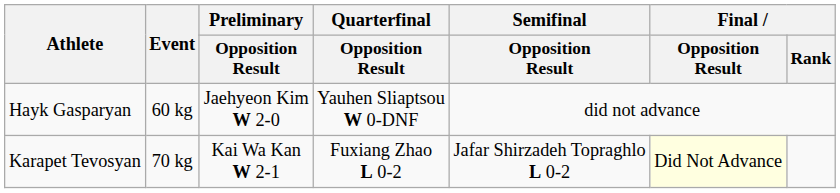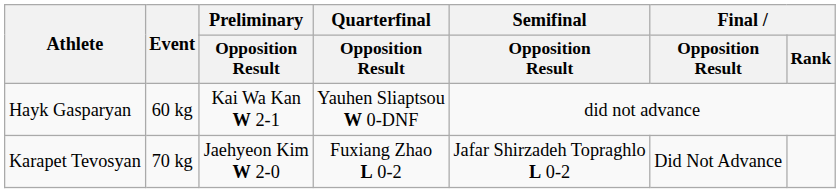(256, 109) Jaehyeon Kim W 2-0 -> (256, 109) Kai Wa Kan W 2-1
(256, 161) Kai Wa Kan W 2-1 -> (256, 161) Jaehyeon Kim W 2-0
(718, 161) lightyellow background -> (718, 161) no background
